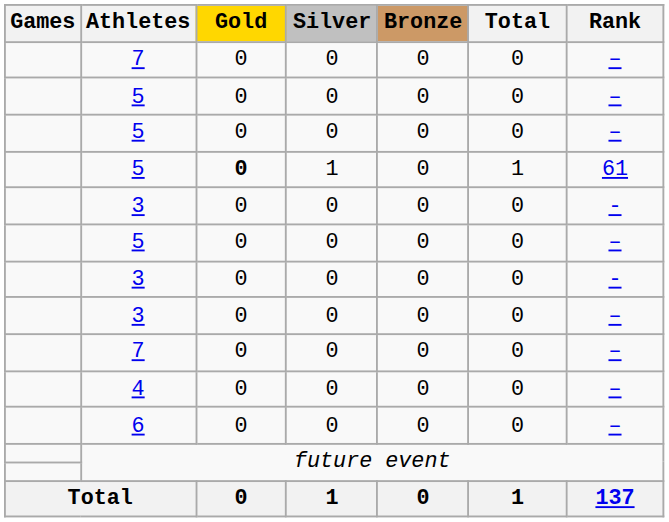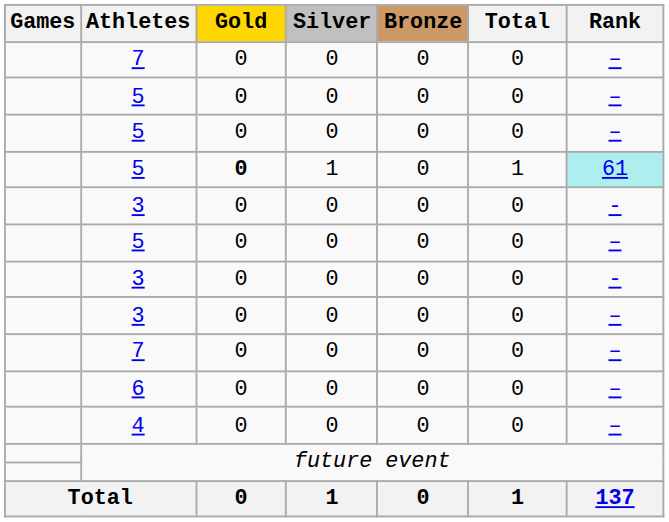(615, 169) no background -> (615, 169) paleturquoise background
rows swapped: (138, 425) <-> (138, 389)
